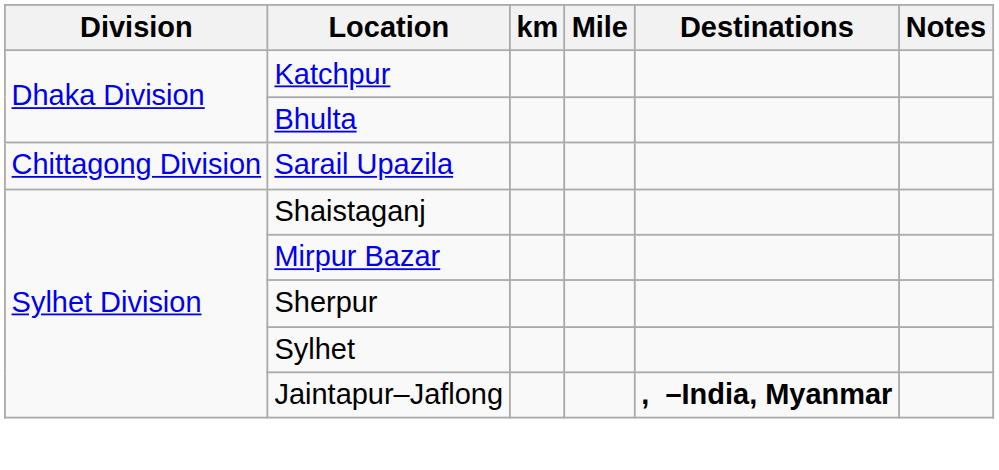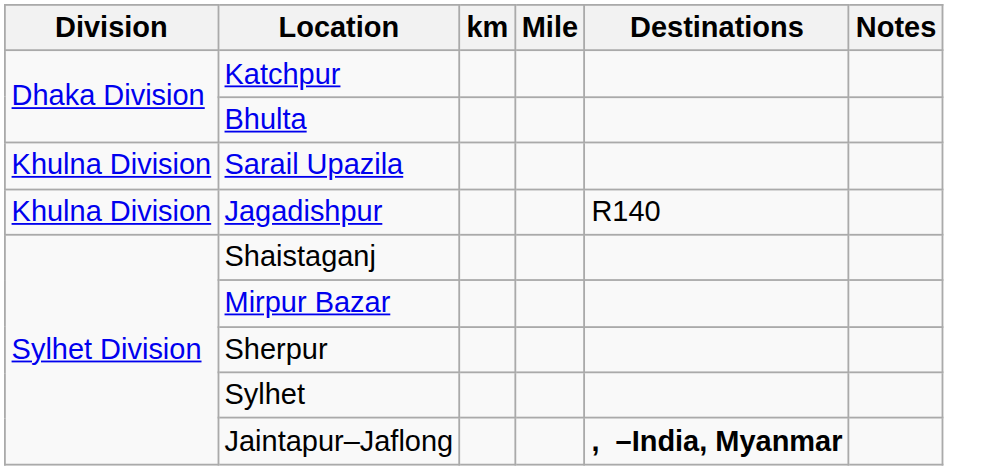(136, 165) Chittagong Division -> (111, 165) Khulna Division
+ row: (303, 211)
